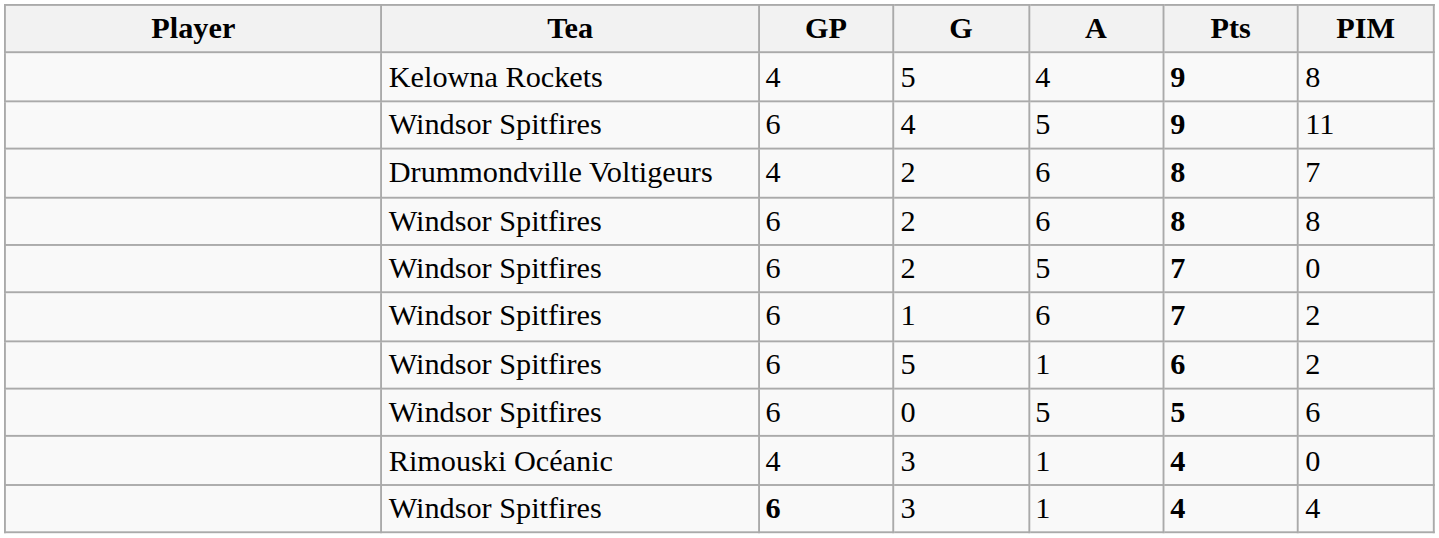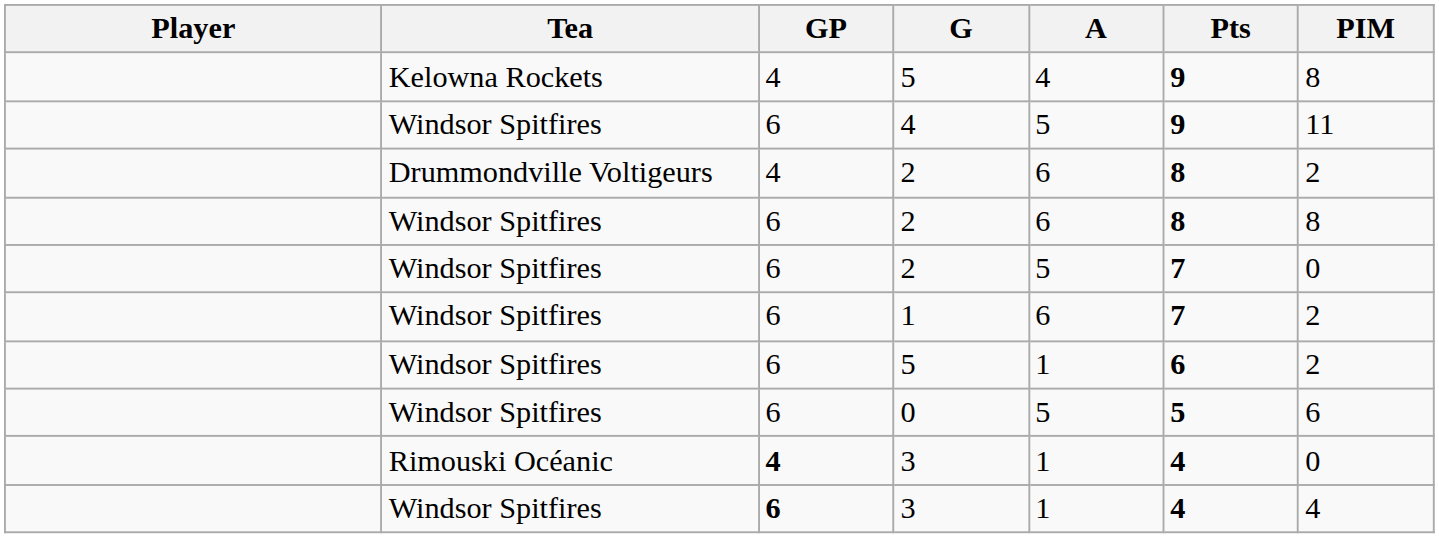(1313, 172) 7 -> (1313, 172) 2
(773, 460) normal -> (773, 460) bold
